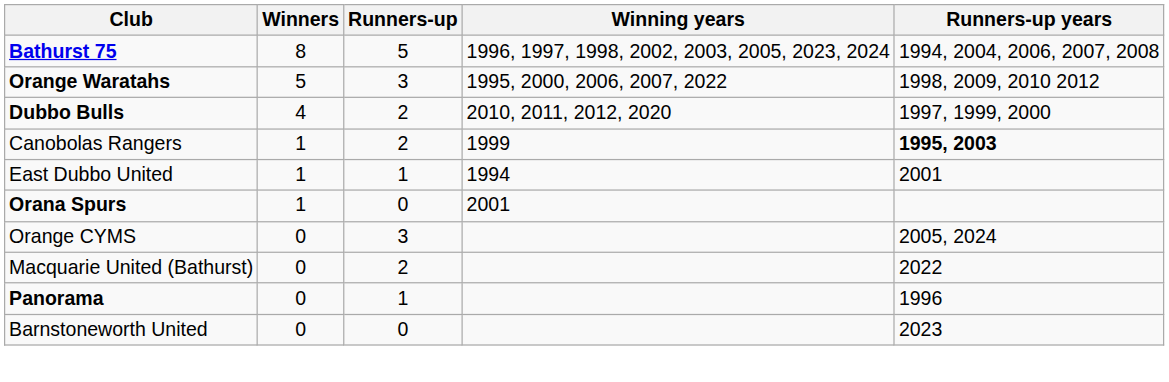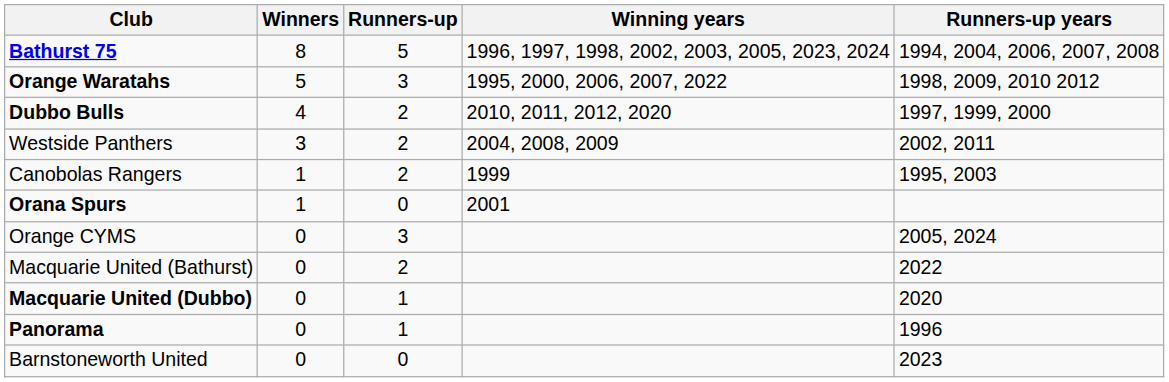+ row: (91, 143)
(948, 143) bold -> (948, 174) normal
- row: (91, 174)
+ row: (131, 298)
